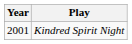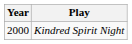(18, 30) 2001 -> (18, 30) 2000
